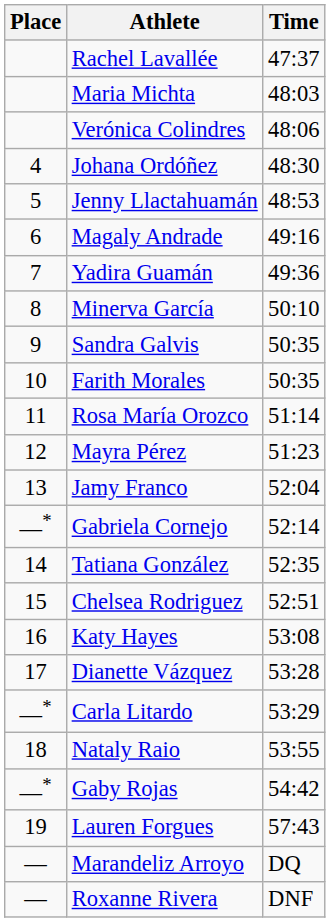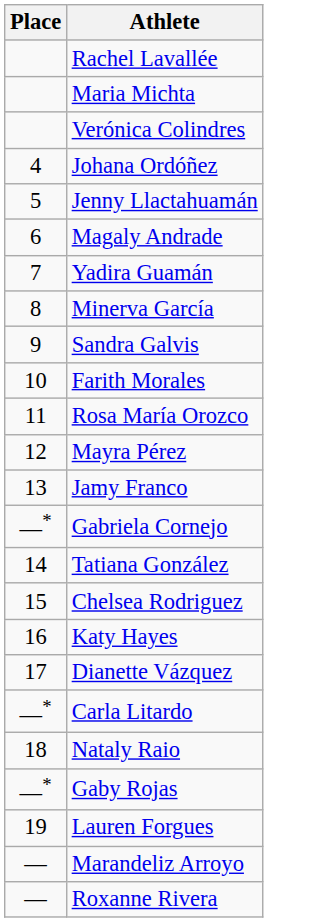- column: (294, 22)
